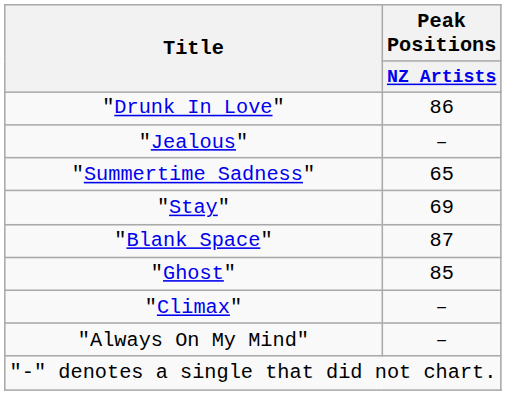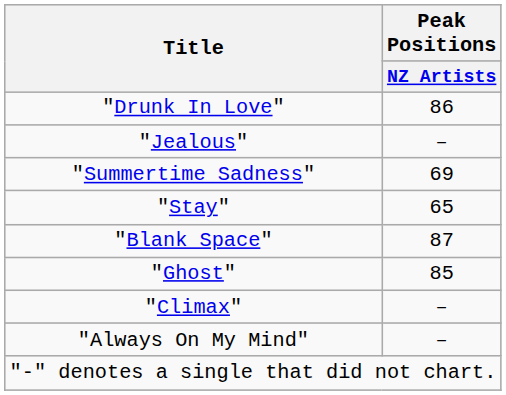(442, 175) 65 -> (442, 175) 69
(442, 208) 69 -> (442, 208) 65
